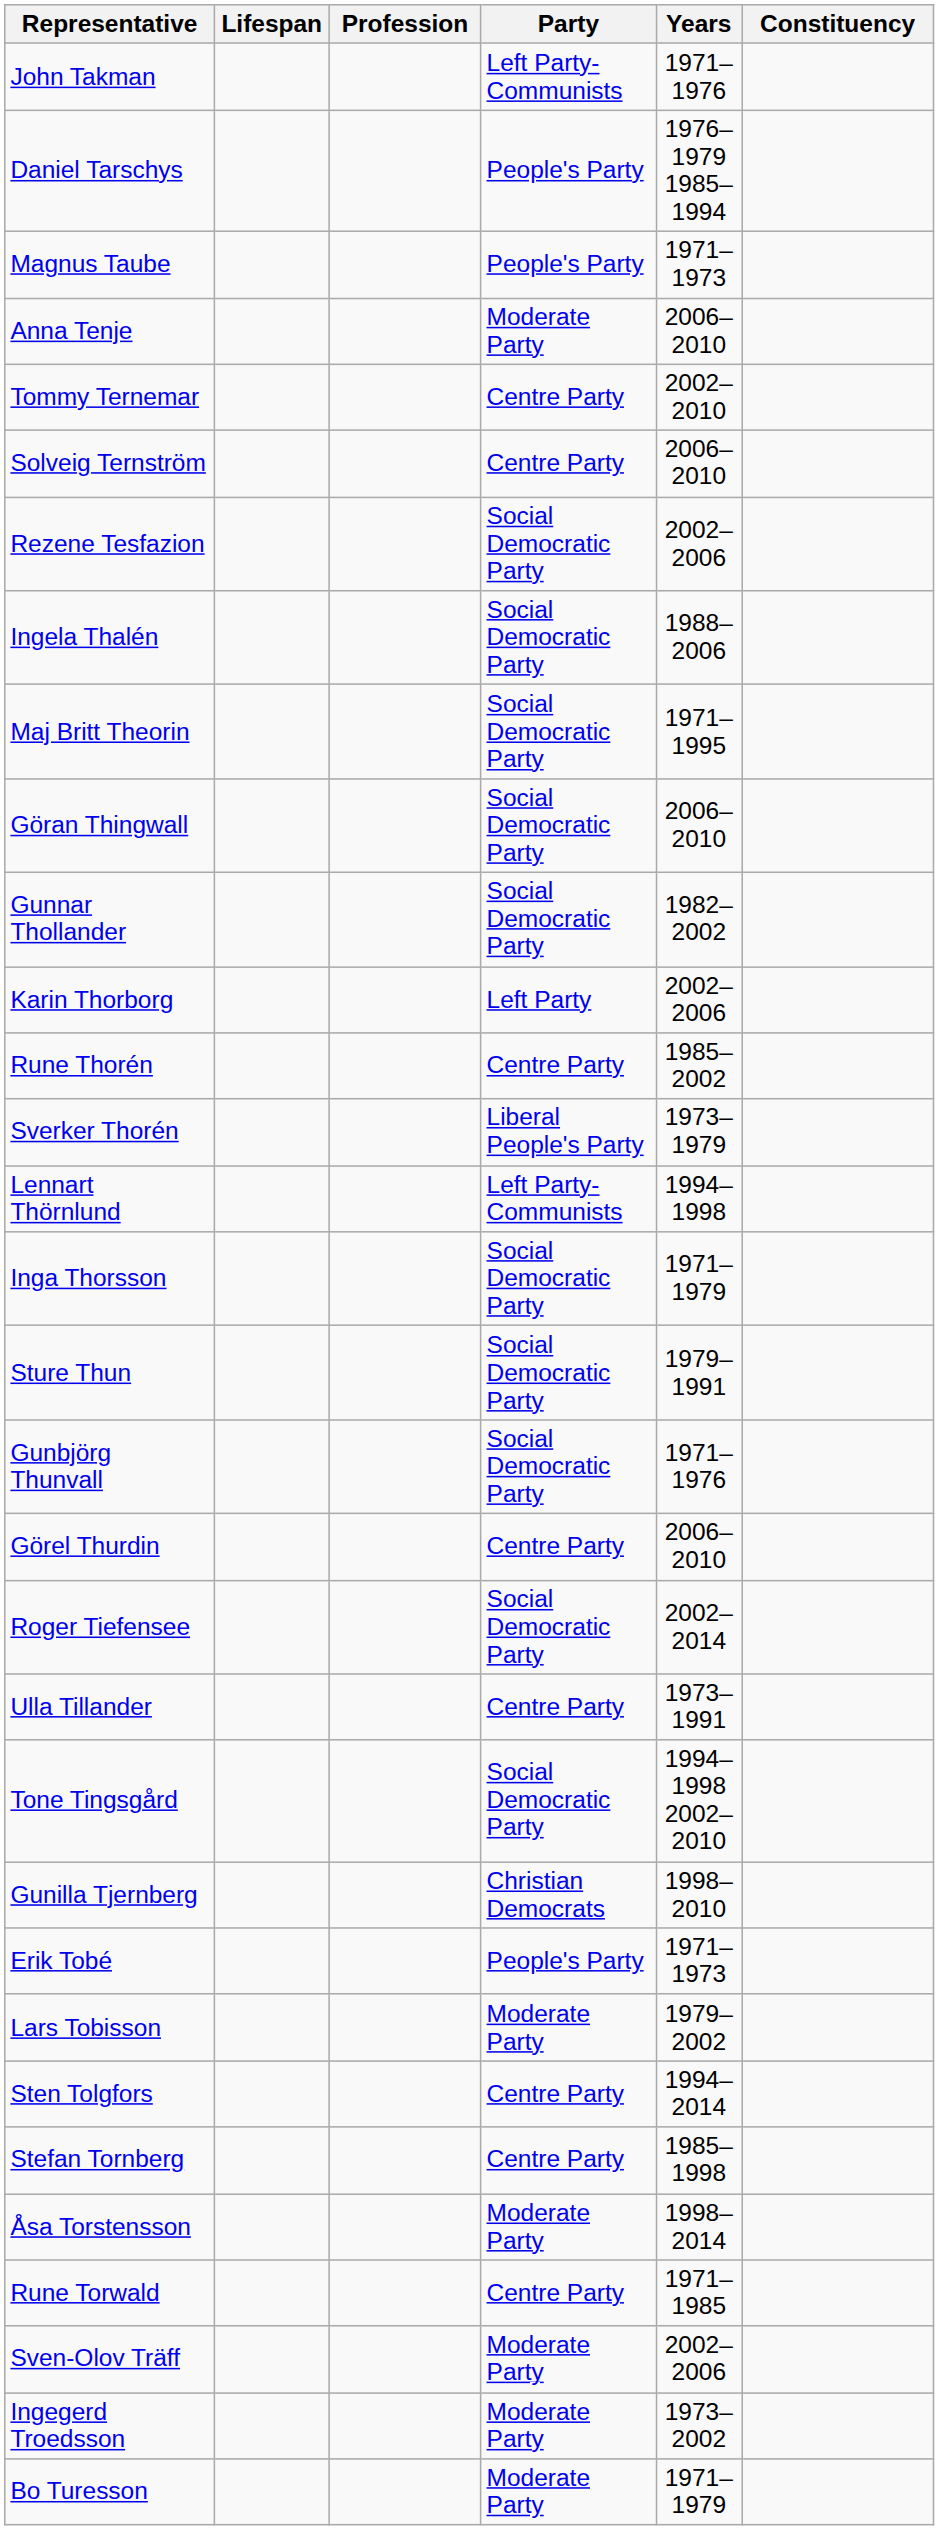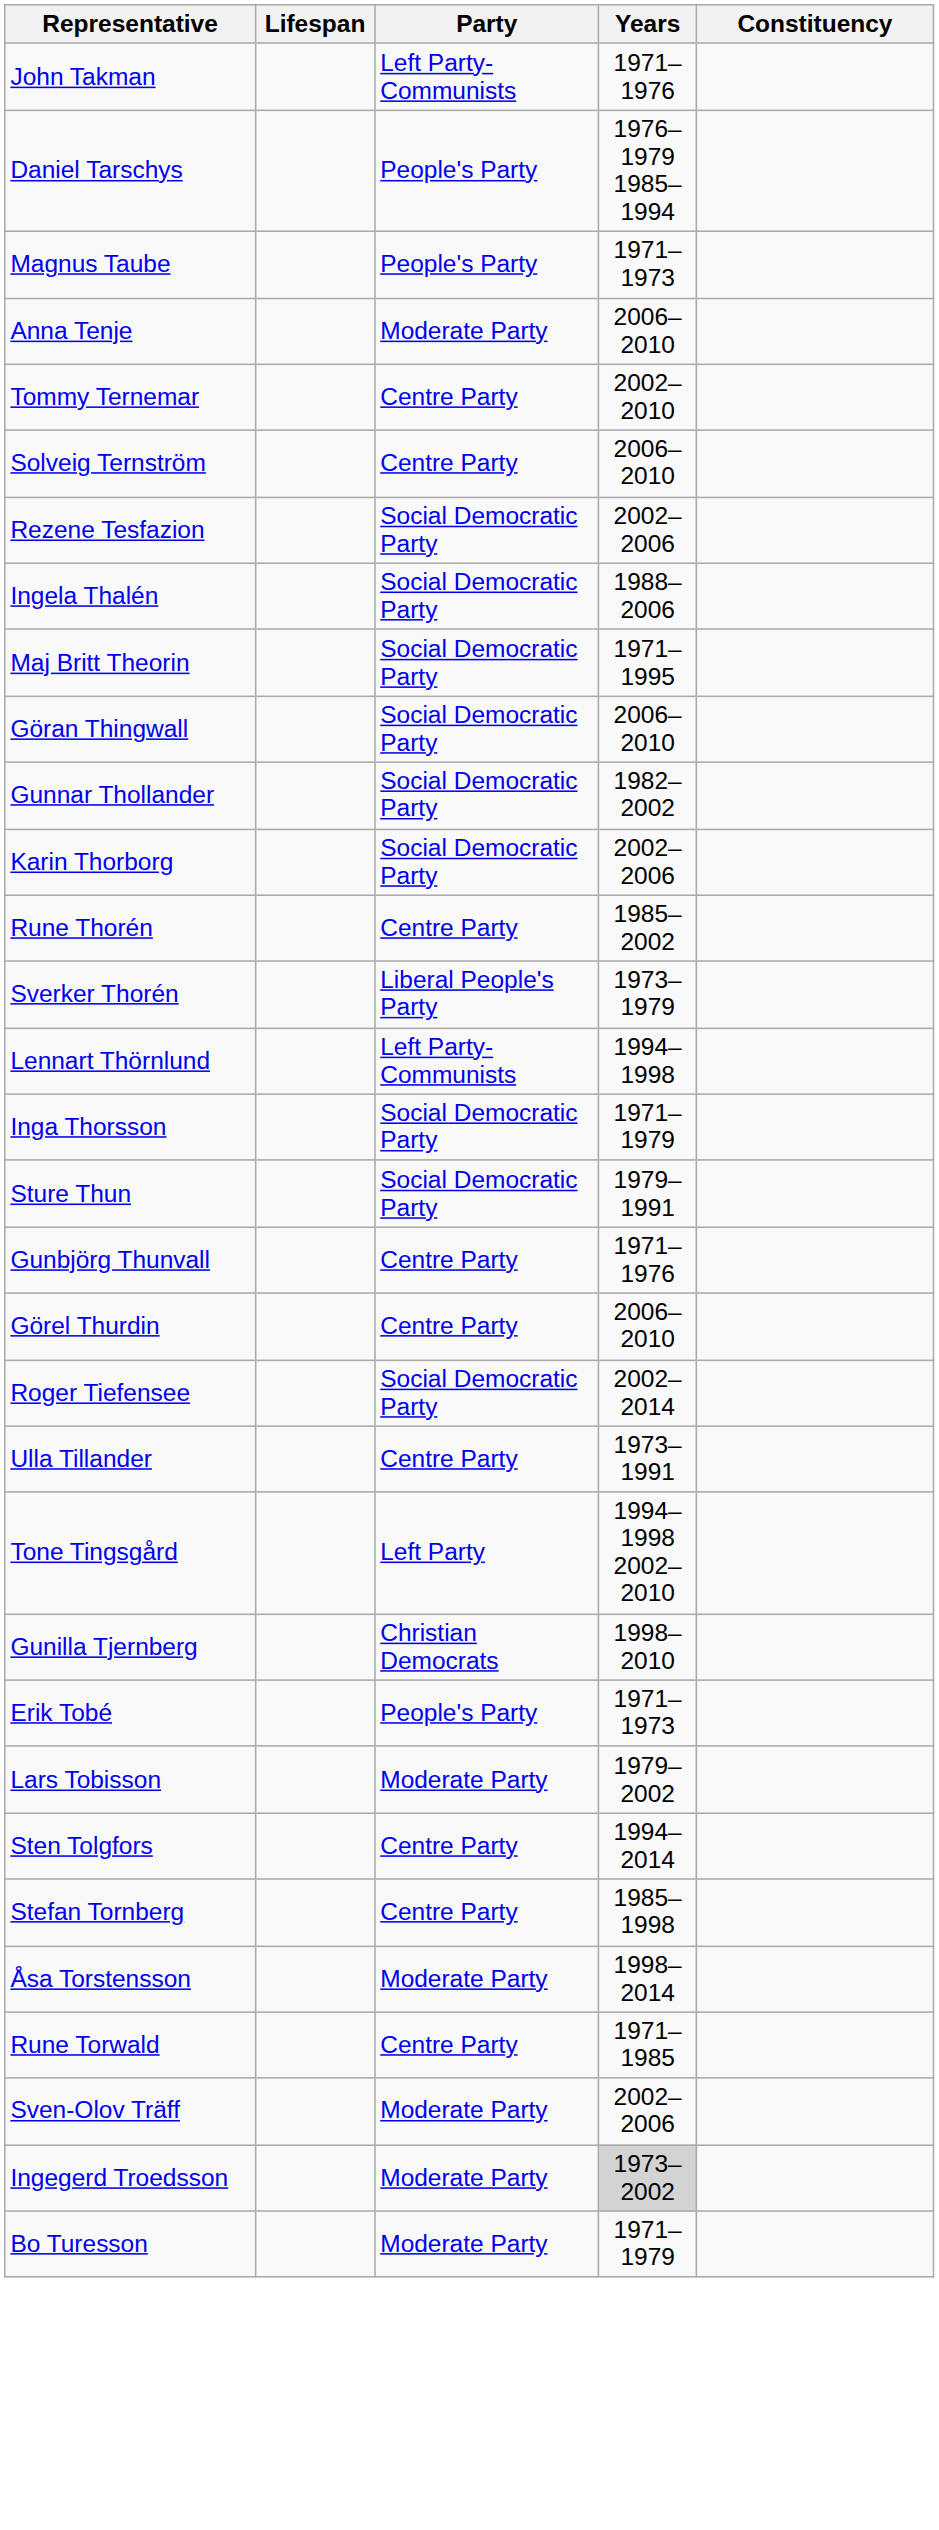- column: (405, 23)
(539, 999) Left Party -> (479, 861) Social Democratic Party
(548, 1466) Social Democratic Party -> (449, 1259) Centre Party
(548, 1800) Social Democratic Party -> (433, 1552) Left Party
(699, 2425) no background -> (648, 2177) lightgrey background
